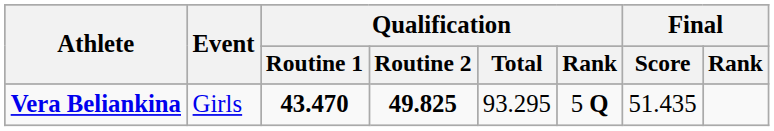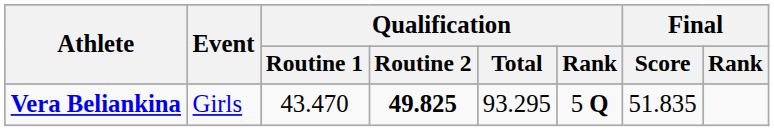(314, 104) bold -> (314, 104) normal
(663, 104) 51.435 -> (663, 104) 51.835
